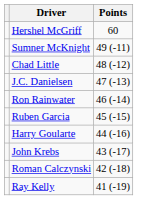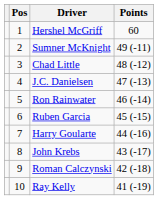+ column: (20, 13)
